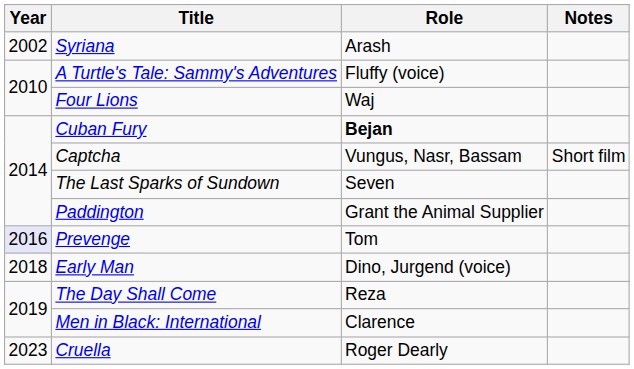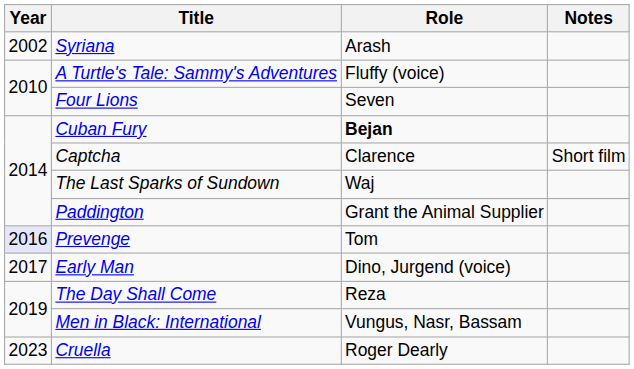(360, 101) Waj -> (370, 101) Seven
(433, 156) Vungus, Nasr, Bassam -> (380, 156) Clarence
(370, 184) Seven -> (360, 184) Waj
(28, 267) 2018 -> (28, 267) 2017
(380, 322) Clarence -> (433, 322) Vungus, Nasr, Bassam
